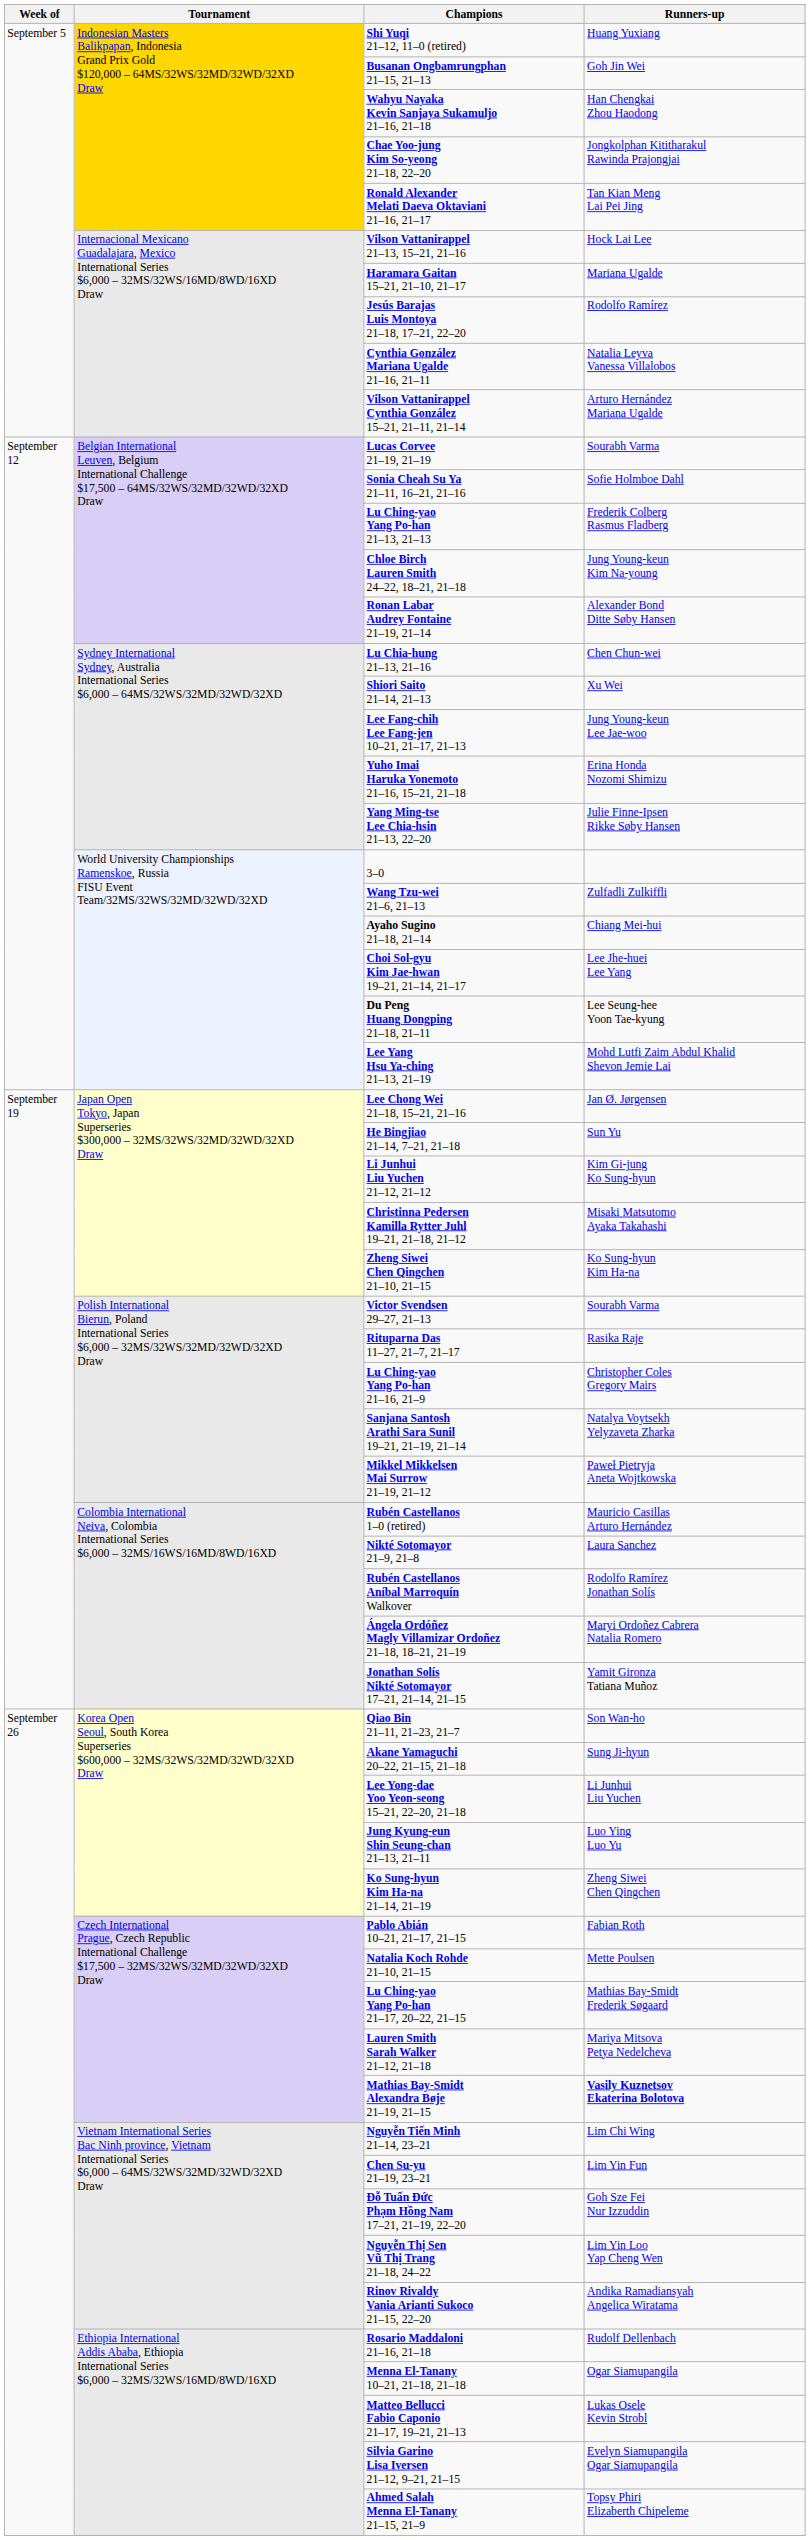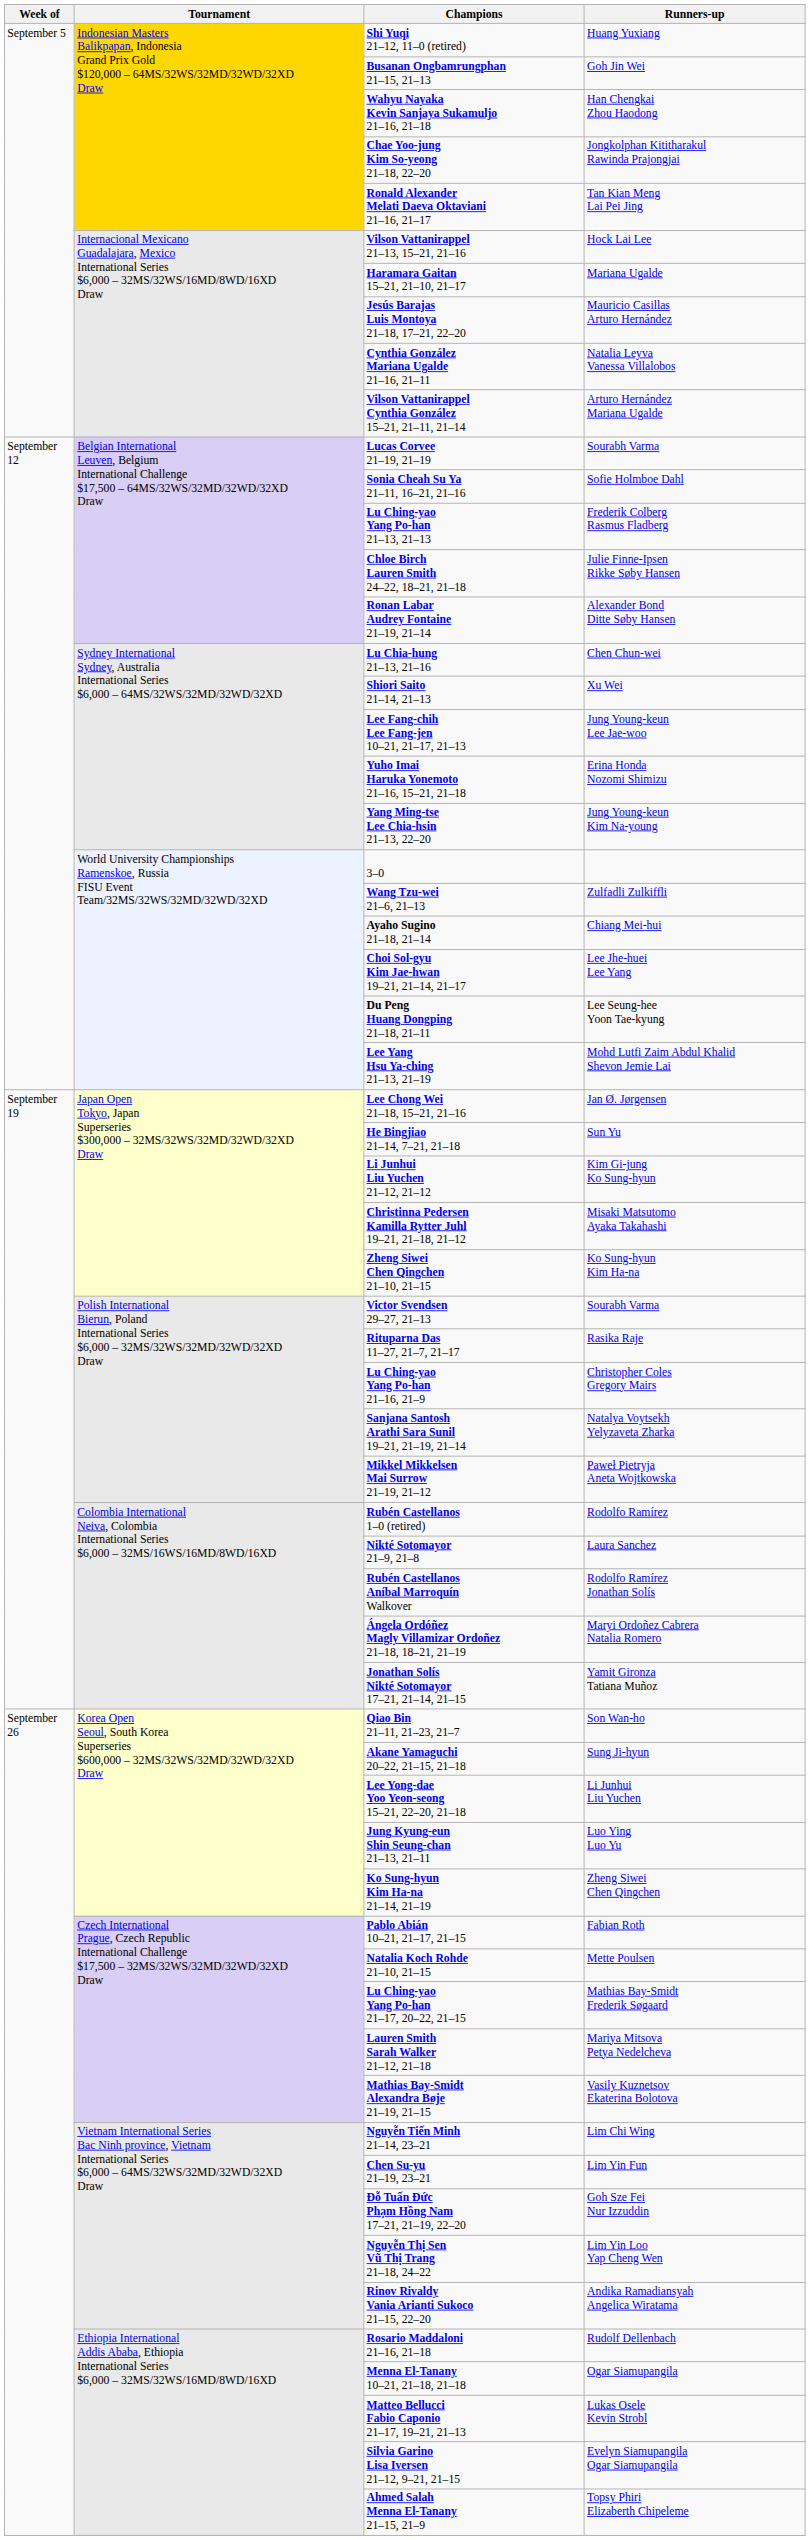(628, 305) Rodolfo Ramírez -> (629, 312) Mauricio Casillas Arturo Hernández
(628, 565) Jung Young-keun Kim Na-young -> (634, 565) Julie Finne-Ipsen Rikke Søby Hansen
(634, 819) Julie Finne-Ipsen Rikke Søby Hansen -> (628, 819) Jung Young-keun Kim Na-young
(629, 1518) Mauricio Casillas Arturo Hernández -> (628, 1512) Rodolfo Ramírez
(636, 2091) bold -> (632, 2091) normal
